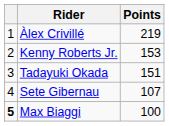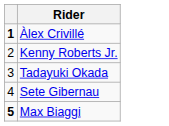- column: (142, 14)
(11, 34) normal -> (11, 34) bold
